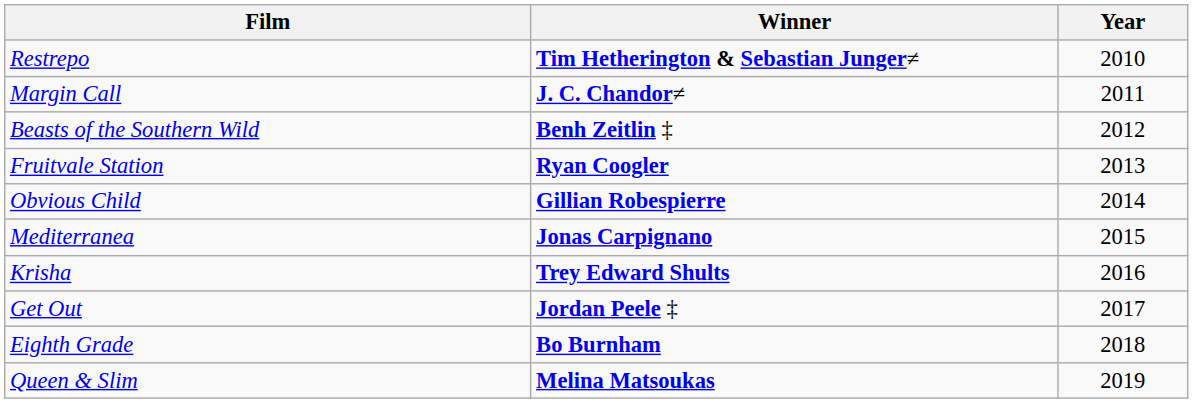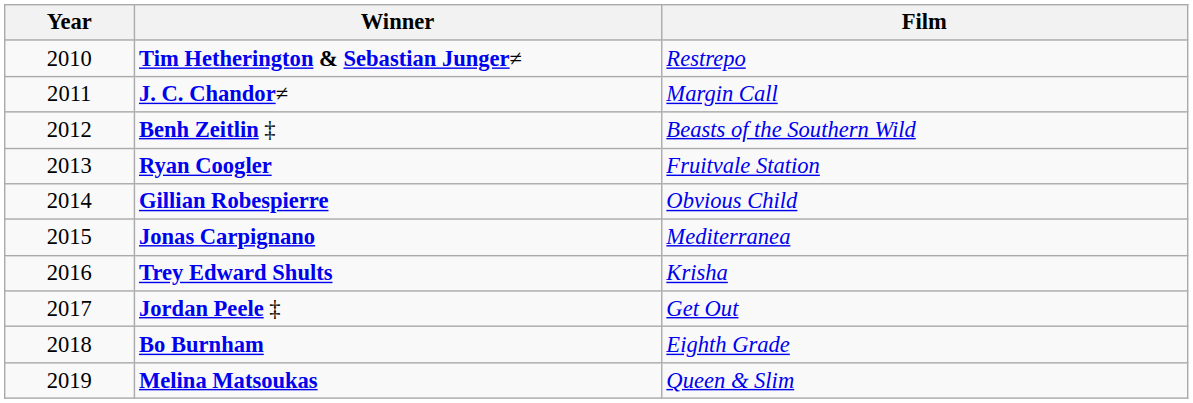columns swapped: (1123, 22) <-> (268, 22)
